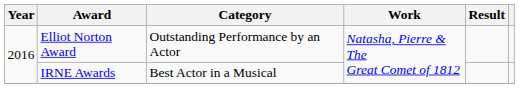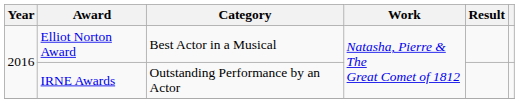(235, 44) Outstanding Performance by an Actor -> (213, 44) Best Actor in a Musical
(213, 72) Best Actor in a Musical -> (235, 80) Outstanding Performance by an Actor
